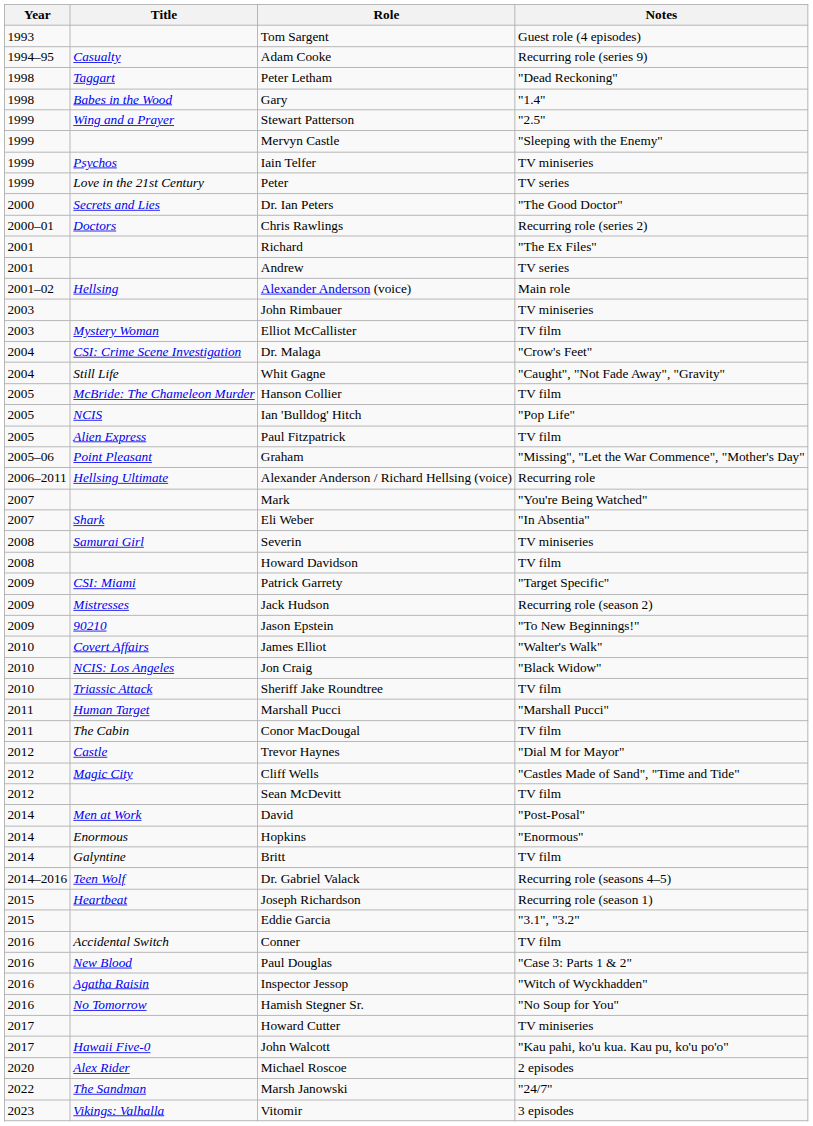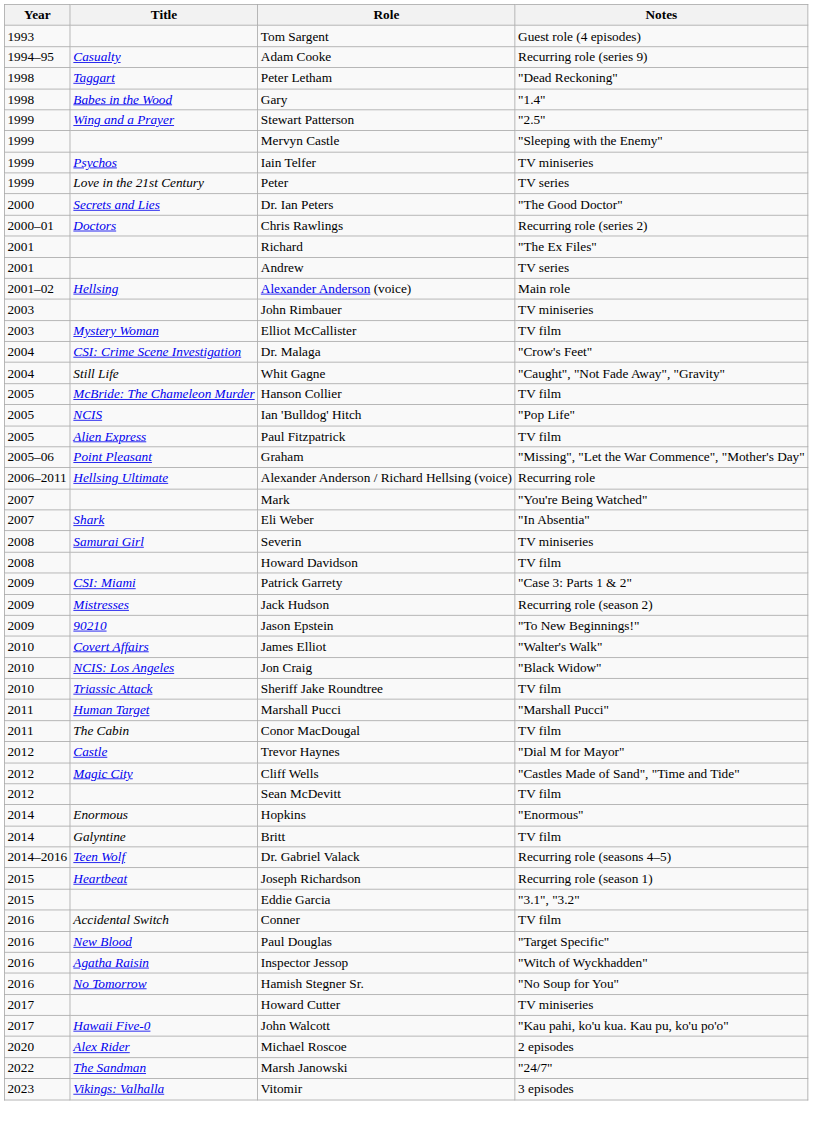(564, 583) "Target Specific" -> (575, 583) "Case 3: Parts 1 & 2"
- row: (277, 815)
(575, 962) "Case 3: Parts 1 & 2" -> (564, 941) "Target Specific"
